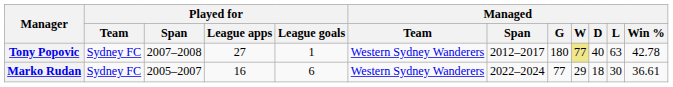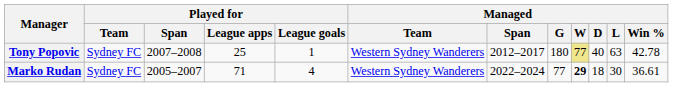(240, 52) 27 -> (240, 52) 25
(240, 71) 16 -> (240, 71) 71
(312, 71) 6 -> (312, 71) 4
(580, 71) normal -> (580, 71) bold
